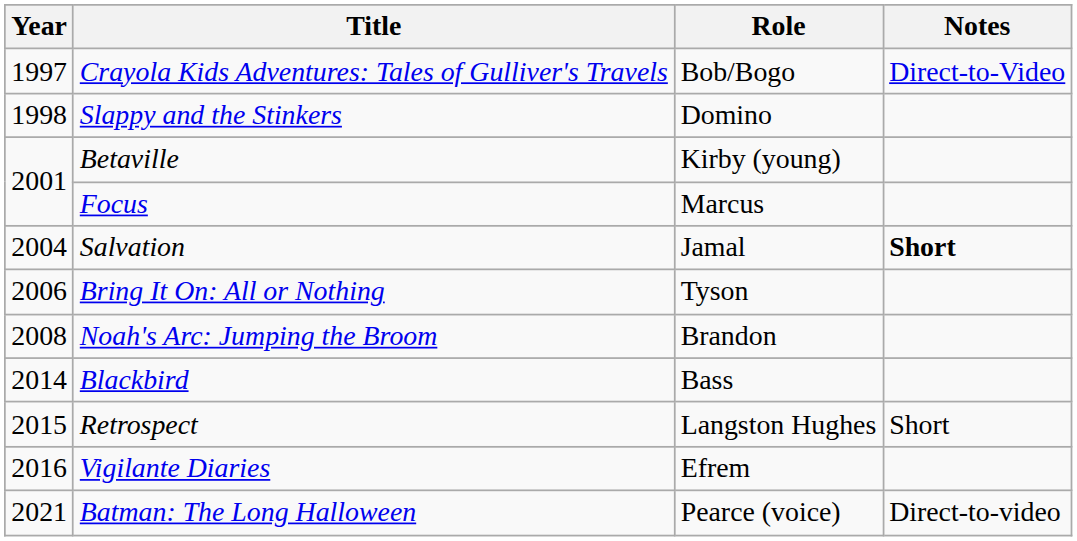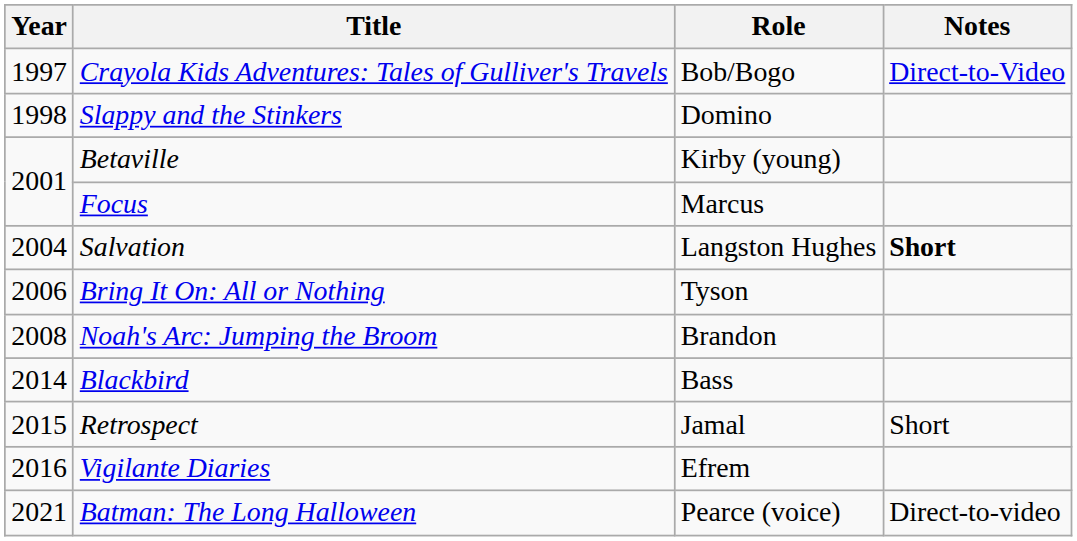(713, 247) Jamal -> (778, 247) Langston Hughes
(778, 423) Langston Hughes -> (713, 423) Jamal
